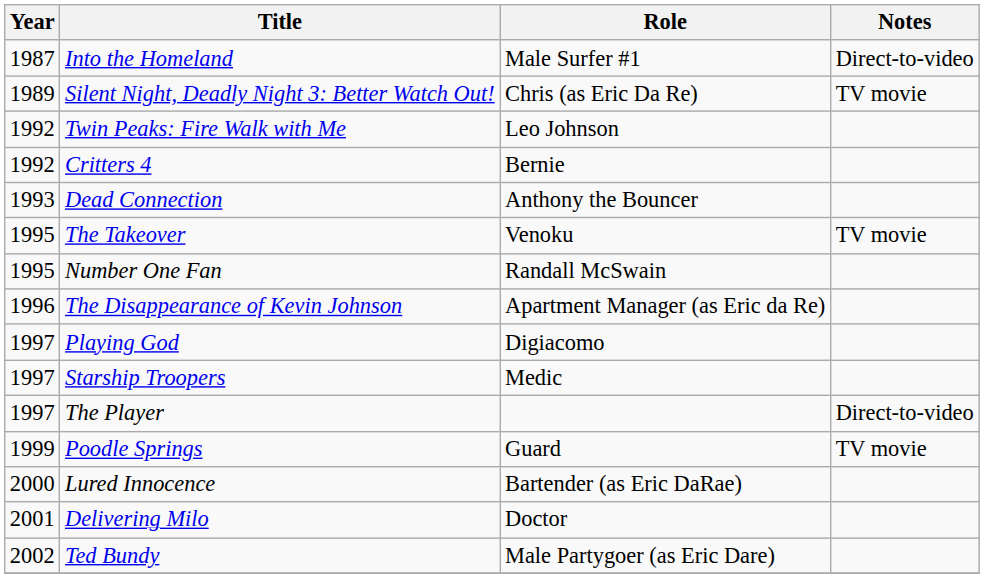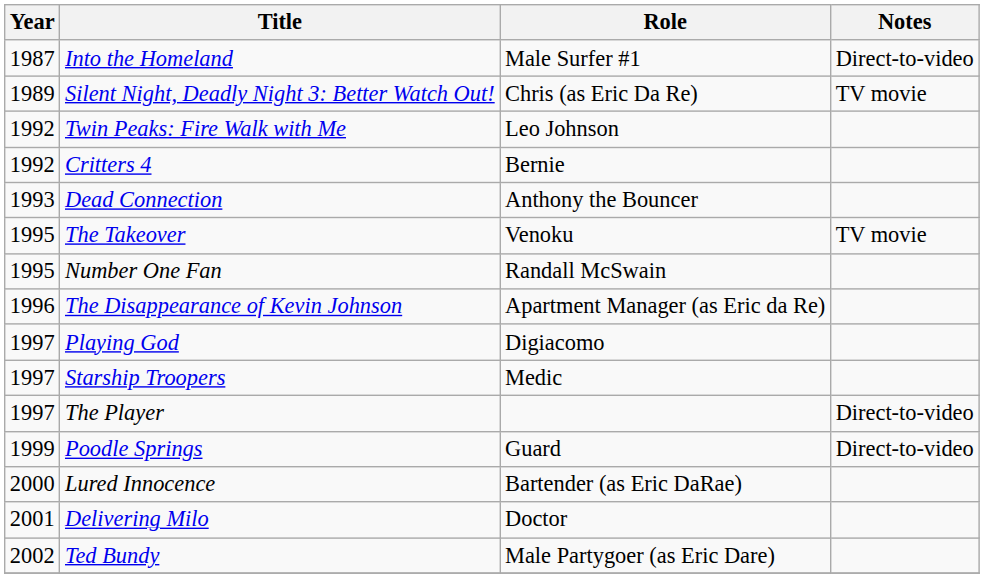(881, 448) TV movie -> (905, 448) Direct-to-video
